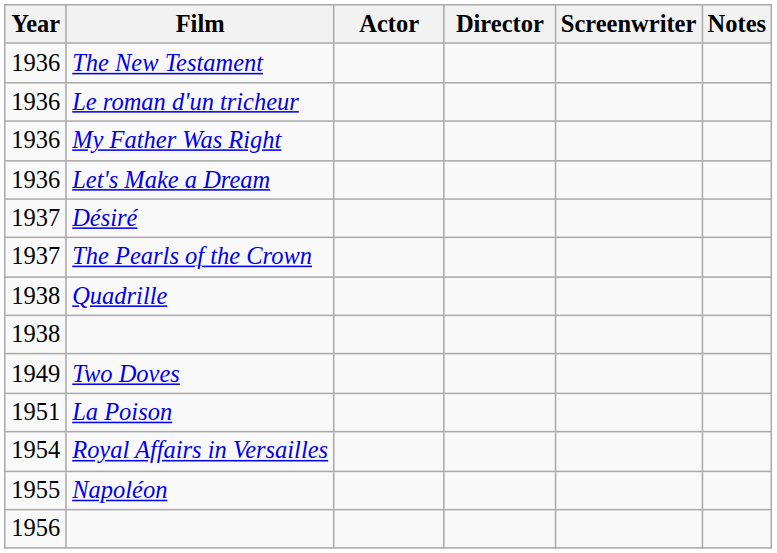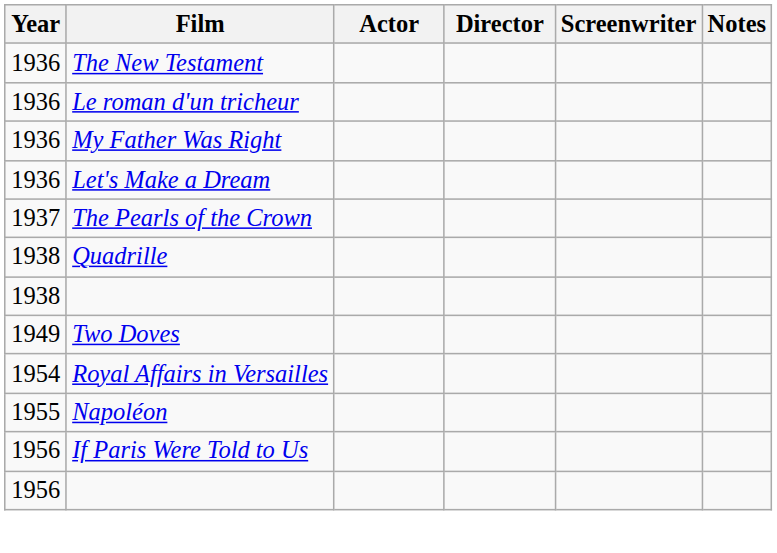- row: (36, 218)
- row: (36, 412)
+ row: (36, 450)
